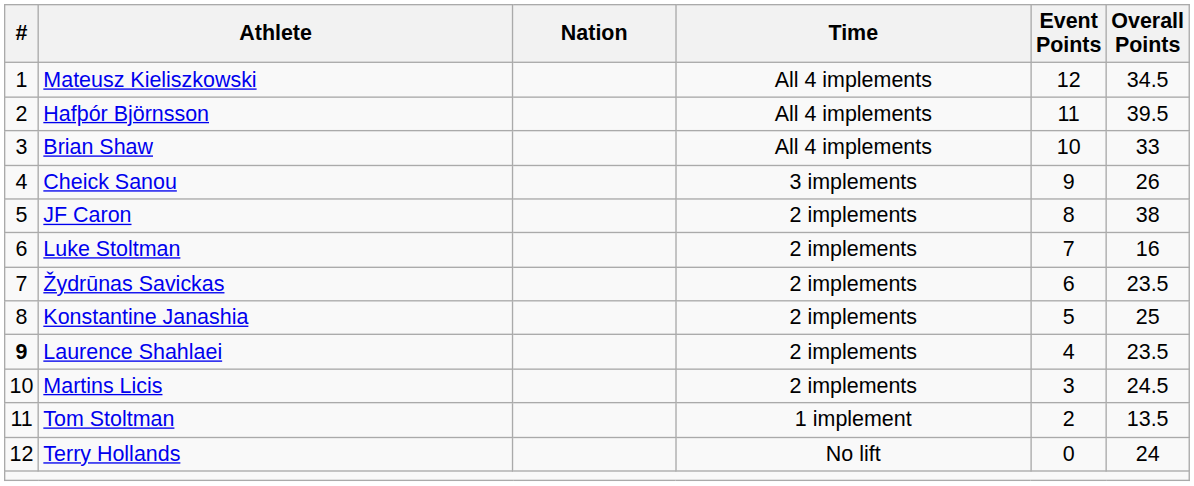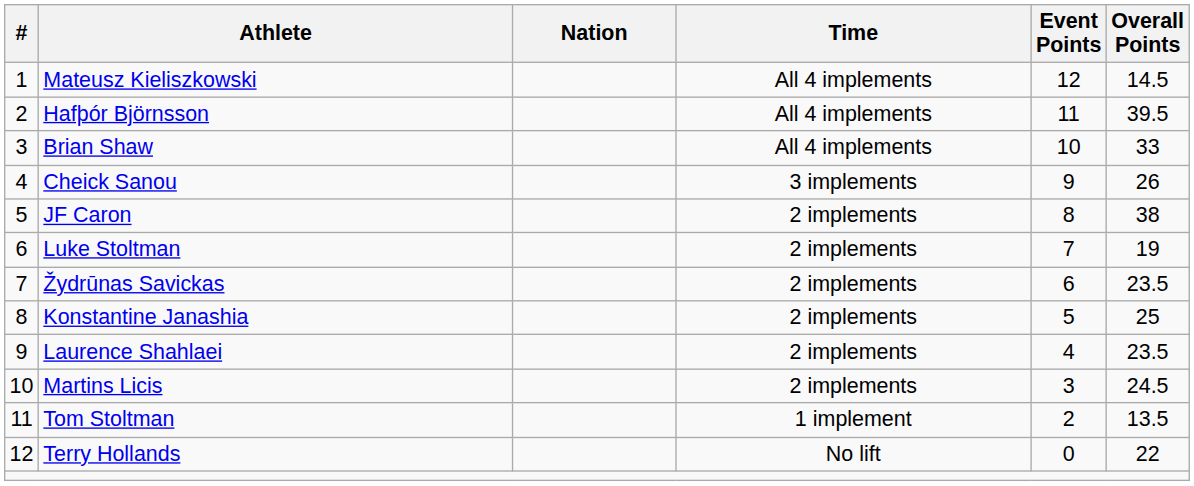(1148, 79) 34.5 -> (1148, 79) 14.5
(1148, 249) 16 -> (1148, 249) 19
(22, 351) bold -> (22, 351) normal
(1148, 453) 24 -> (1148, 453) 22
